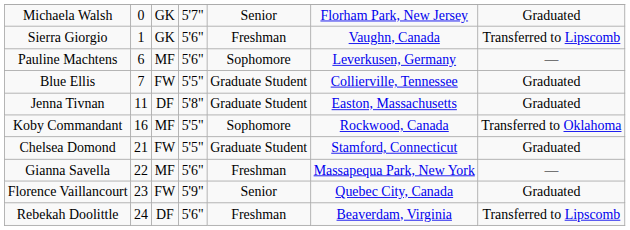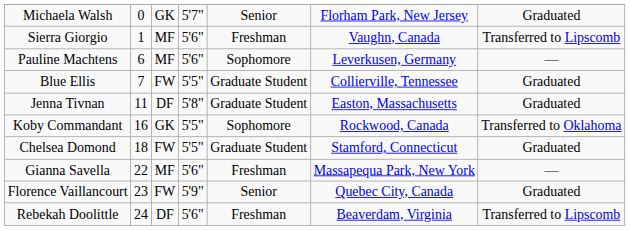(165, 37) GK -> (165, 37) MF
(165, 125) MF -> (165, 125) GK
(141, 147) 21 -> (141, 147) 18
